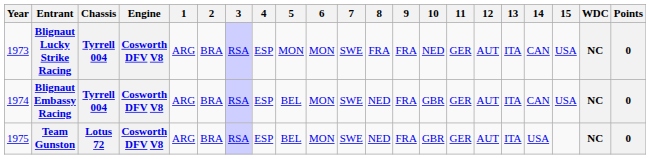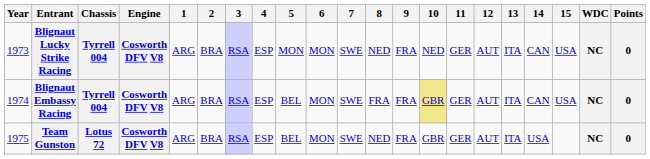(379, 51) FRA -> (379, 51) NED
(379, 101) NED -> (379, 101) FRA
(433, 101) no background -> (433, 101) khaki background
